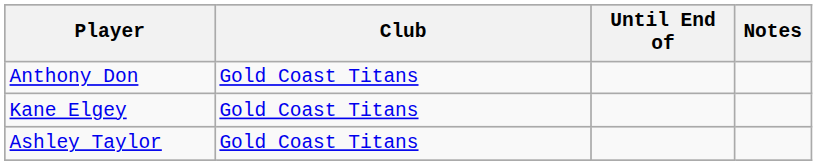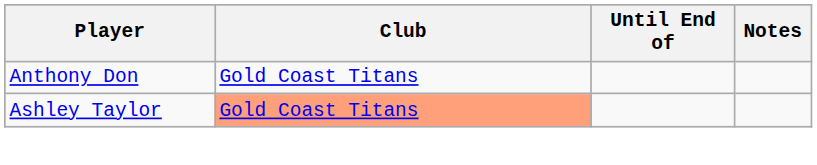- row: (68, 110)
(319, 143) no background -> (319, 110) lightsalmon background
